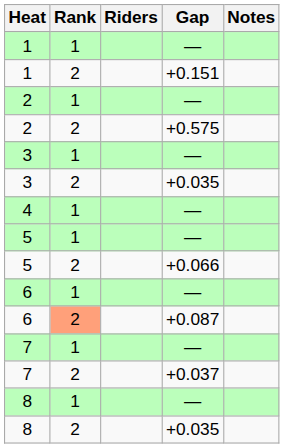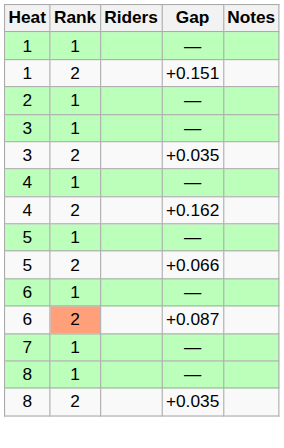- row: (27, 127)
+ row: (27, 210)
- row: (27, 374)
